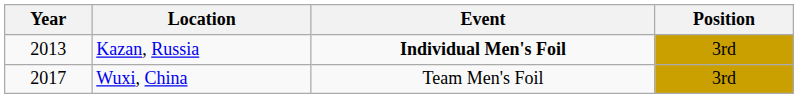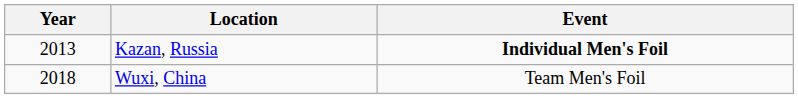- column: (724, 19)
(48, 79) 2017 -> (58, 79) 2018
